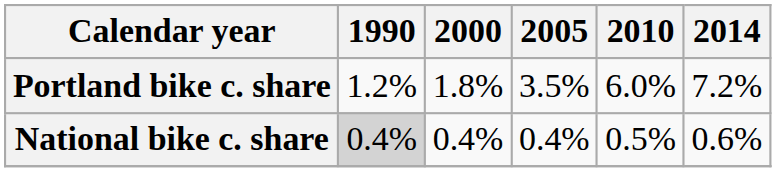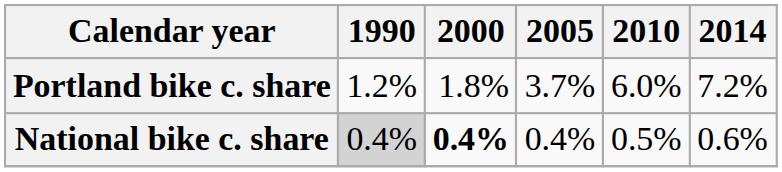(554, 85) 3.5% -> (560, 85) 3.7%
(468, 138) normal -> (471, 138) bold
